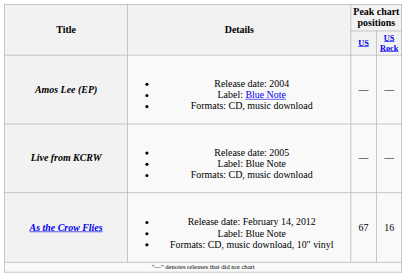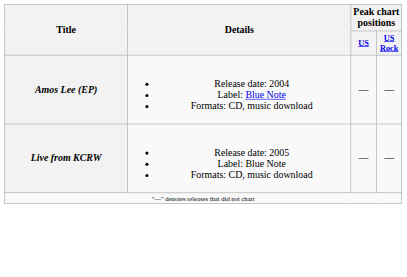- row: (66, 227)
